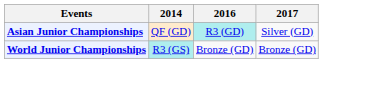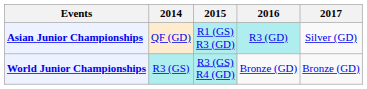+ column: (215, 13)
